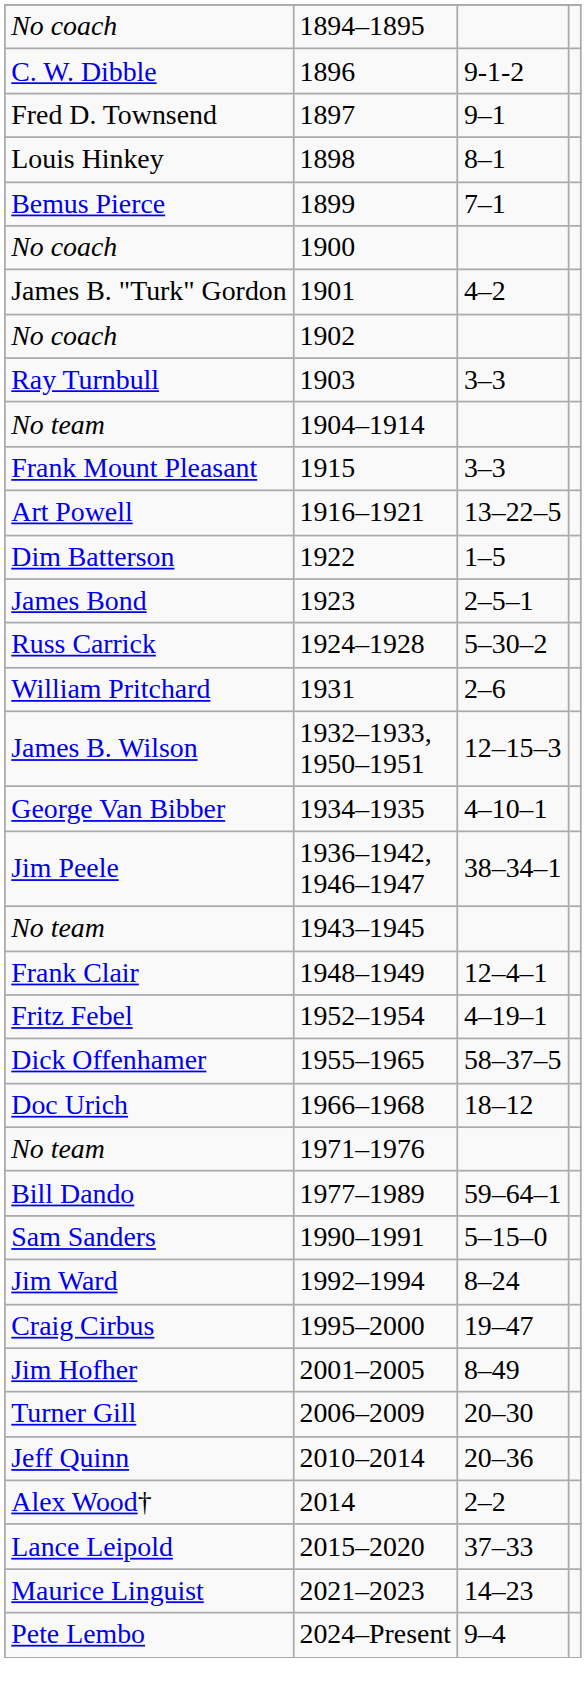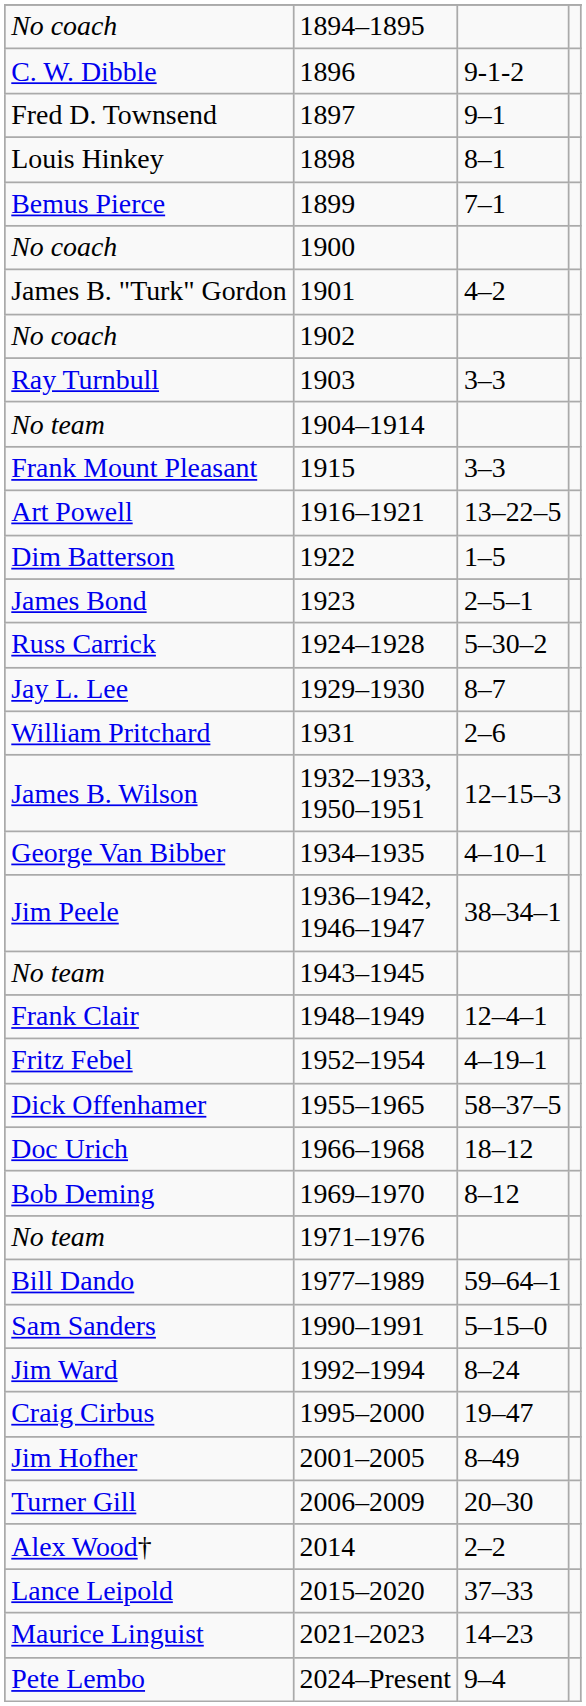+ row: (362, 688)
+ row: (362, 1193)
- row: (362, 1457)
